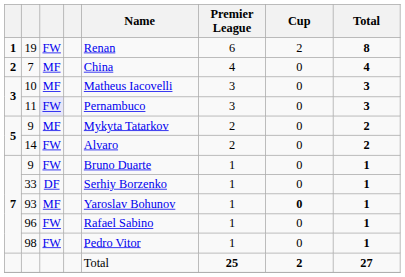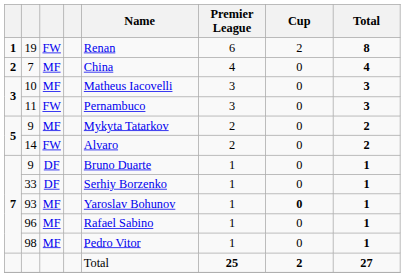(52, 106) lavender background -> (52, 106) no background
(52, 164) FW -> (52, 164) DF
(52, 223) FW -> (52, 223) MF
(52, 243) FW -> (52, 243) MF
